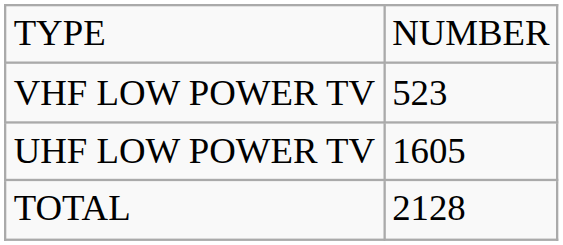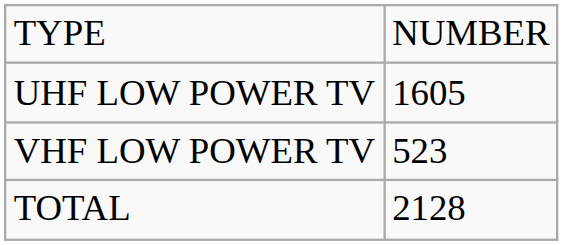rows swapped: (194, 150) <-> (194, 92)
